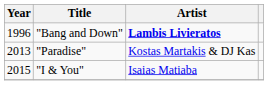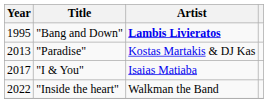(19, 32) 1996 -> (19, 32) 1995
(19, 70) 2015 -> (19, 70) 2017
+ row: (78, 88)
